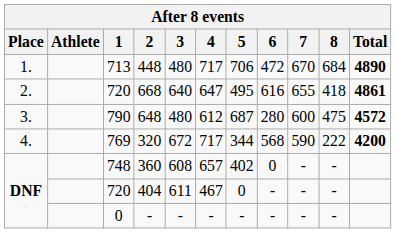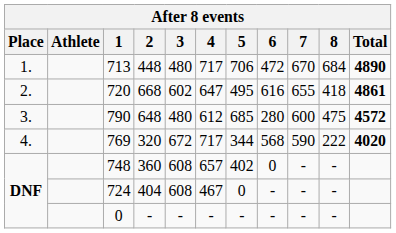(180, 91) 640 -> (180, 91) 602
(242, 116) 687 -> (242, 116) 685
(370, 141) 4200 -> (370, 141) 4020
(119, 191) 720 -> (119, 191) 724
(180, 191) 611 -> (180, 191) 608
